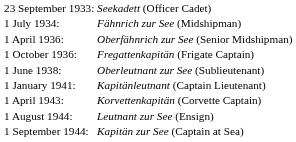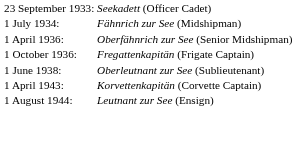- row: (40, 85)
- row: (46, 131)
